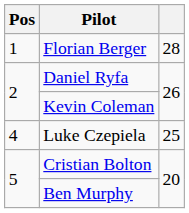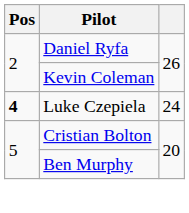- row: (95, 48)
(13, 135) normal -> (13, 106) bold
(171, 135) 25 -> (171, 106) 24
